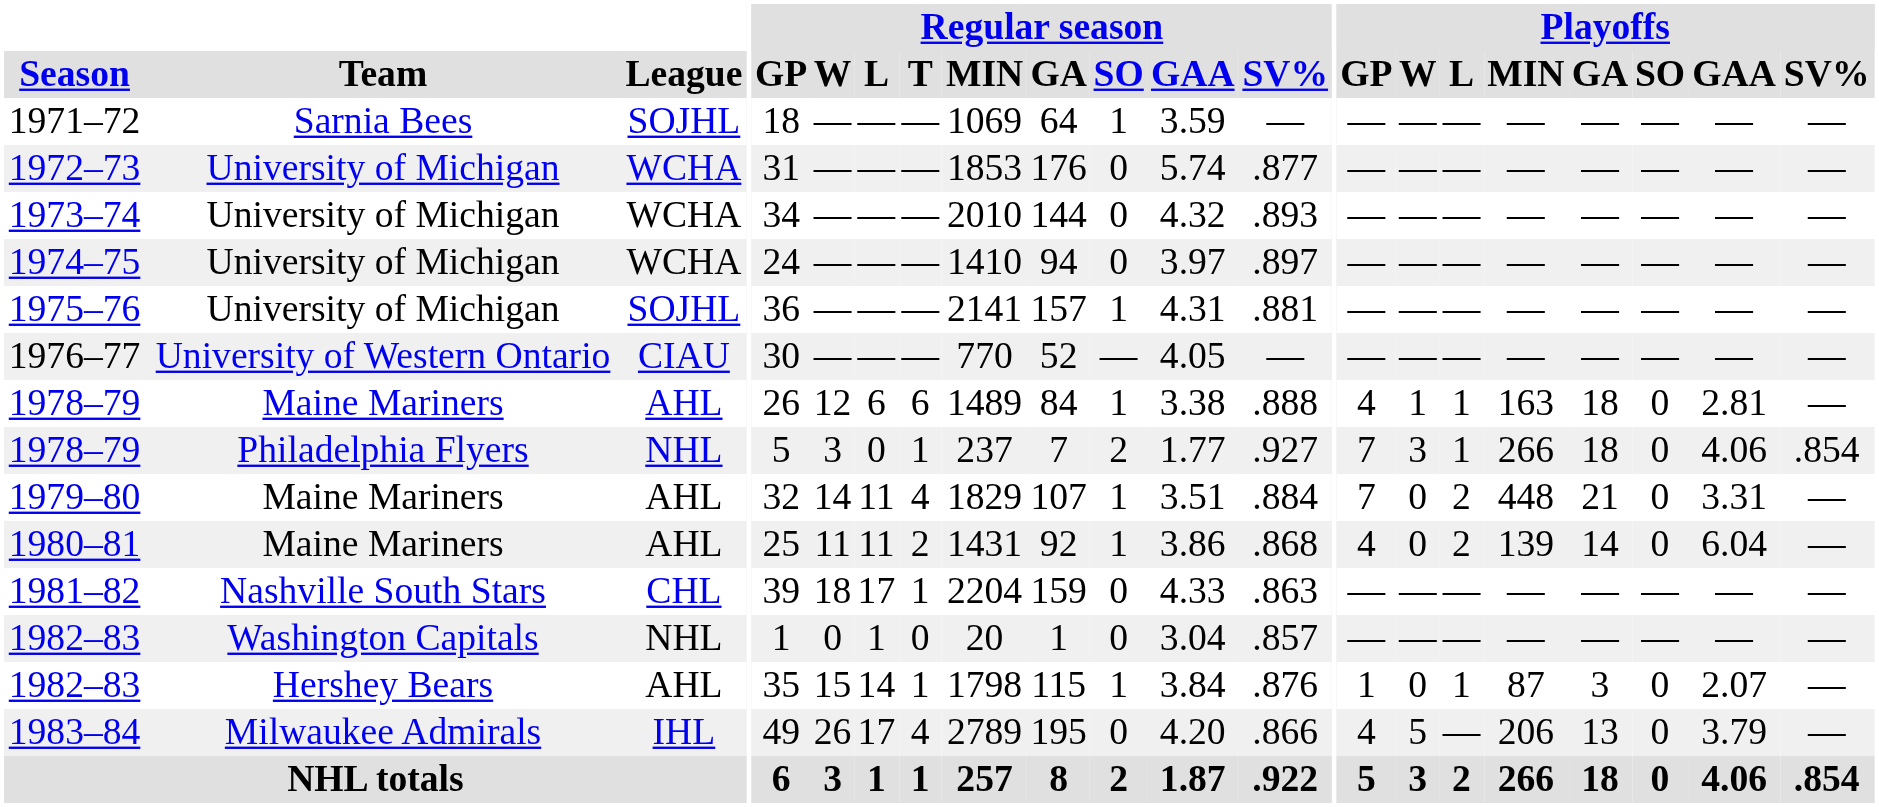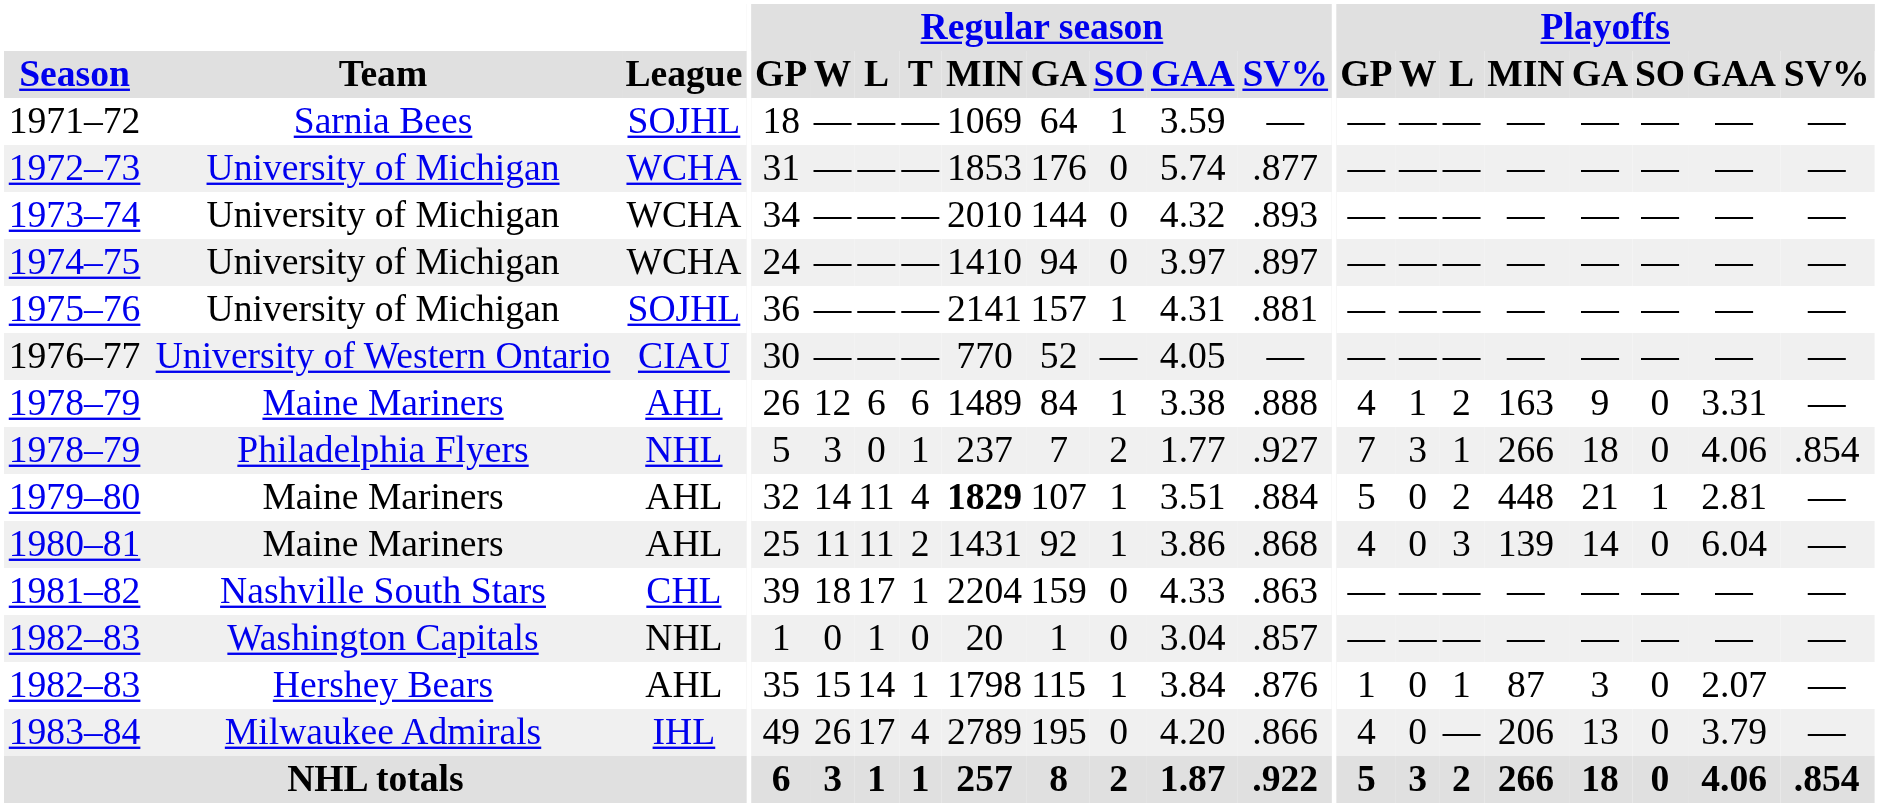(1462, 402) 1 -> (1462, 402) 2
(1600, 402) 18 -> (1600, 402) 9
(1734, 402) 2.81 -> (1734, 402) 3.31
(985, 496) normal -> (985, 496) bold
(1366, 496) 7 -> (1366, 496) 5
(1660, 496) 0 -> (1660, 496) 1
(1734, 496) 3.31 -> (1734, 496) 2.81
(1462, 543) 2 -> (1462, 543) 3
(1418, 731) 5 -> (1418, 731) 0
